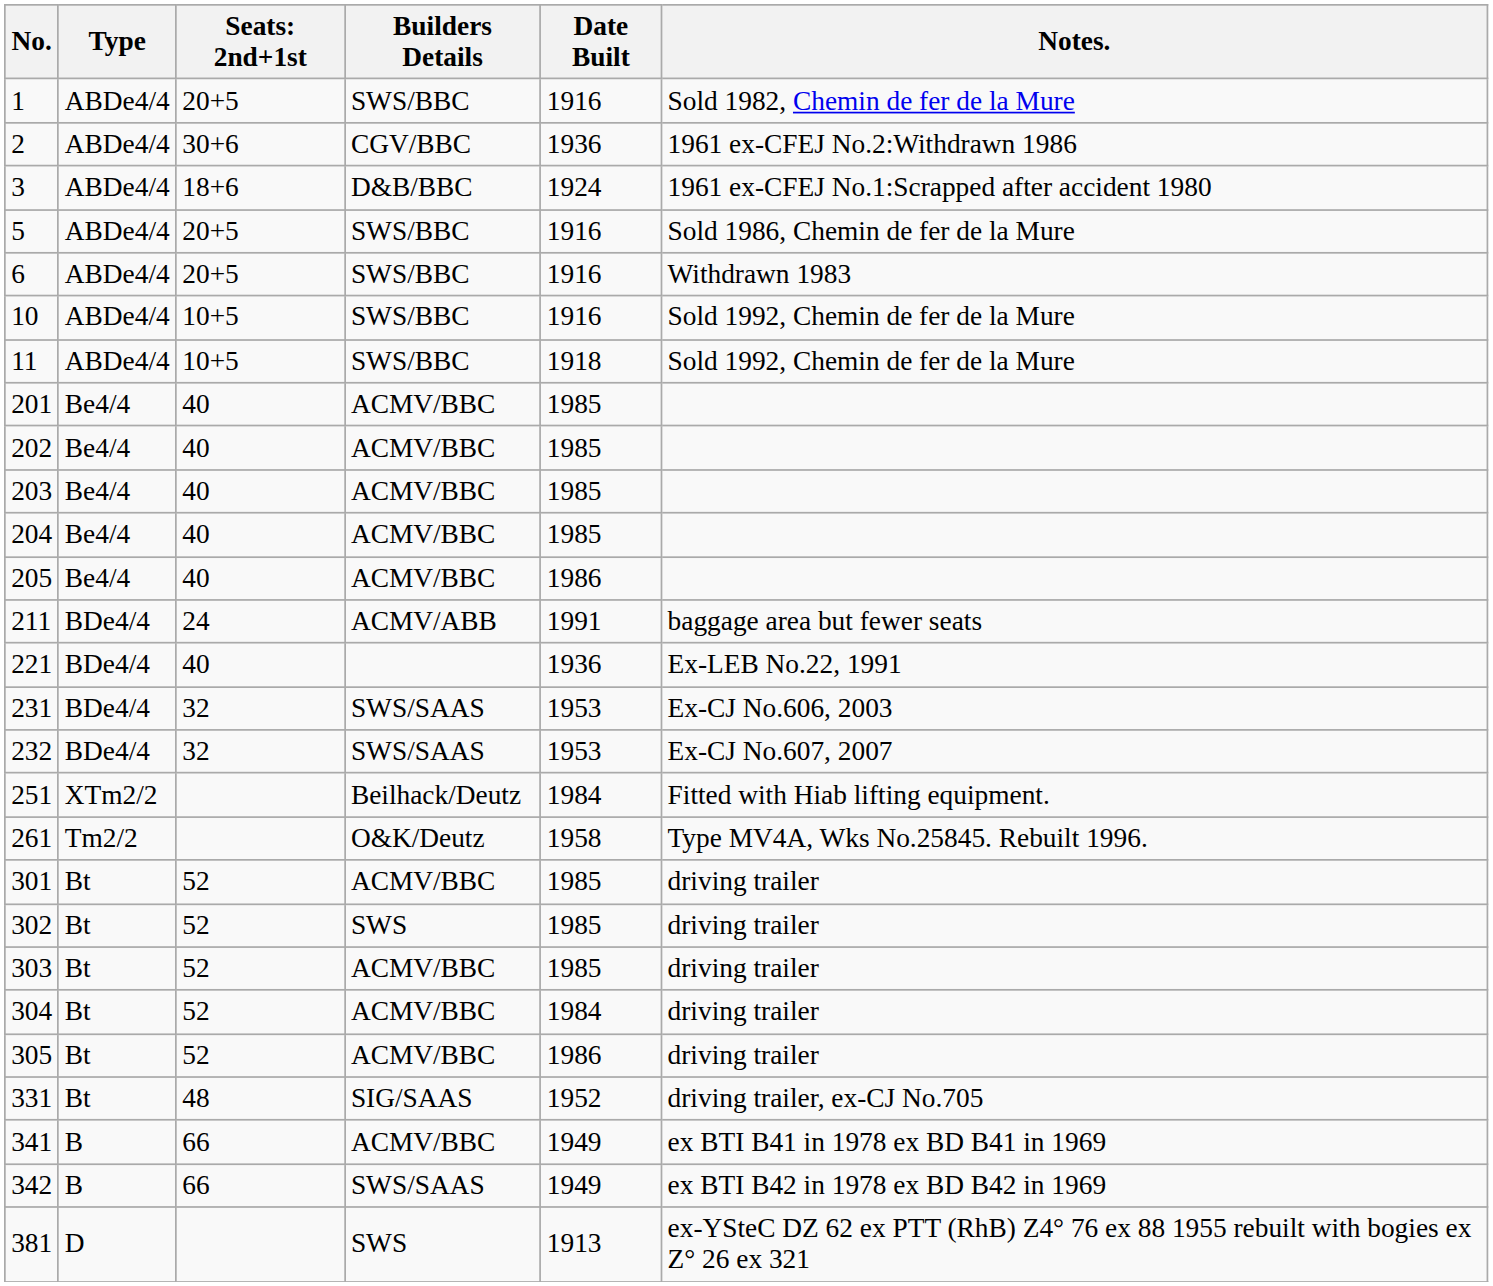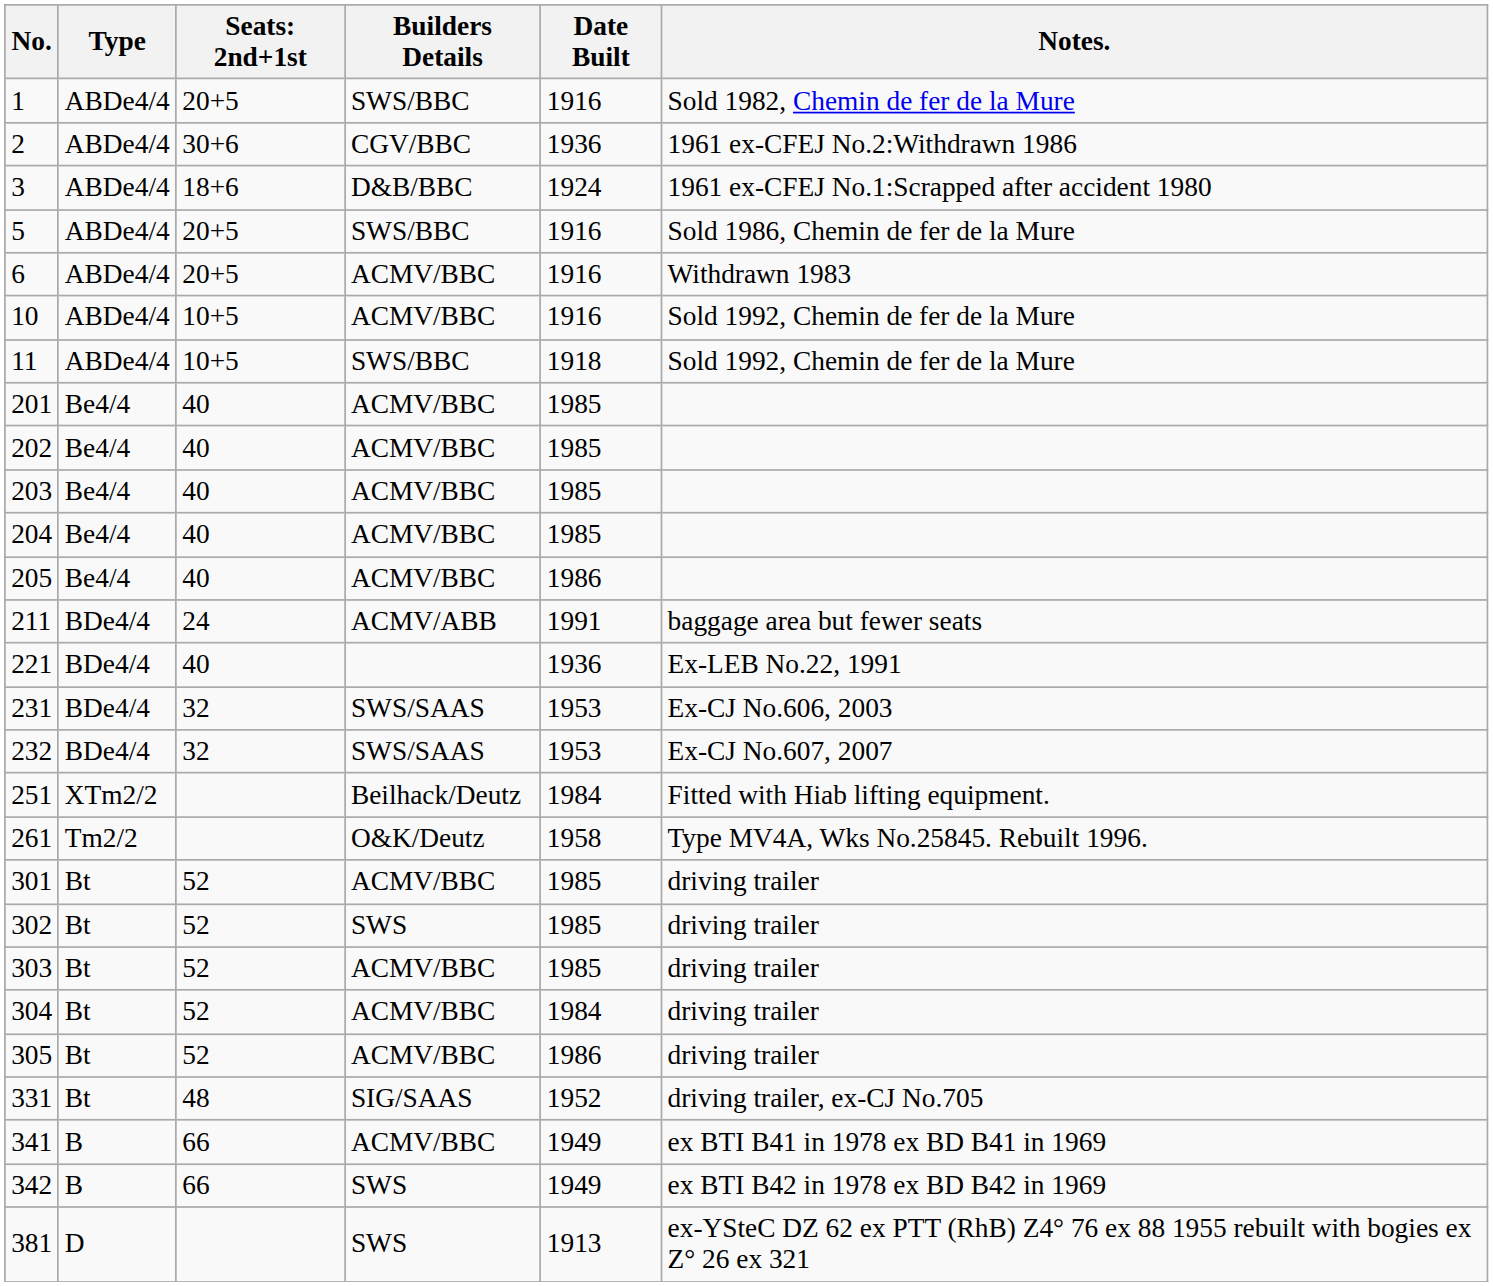(410, 273) SWS/BBC -> (423, 273) ACMV/BBC
(410, 317) SWS/BBC -> (423, 317) ACMV/BBC
(418, 1185) SWS/SAAS -> (379, 1185) SWS
